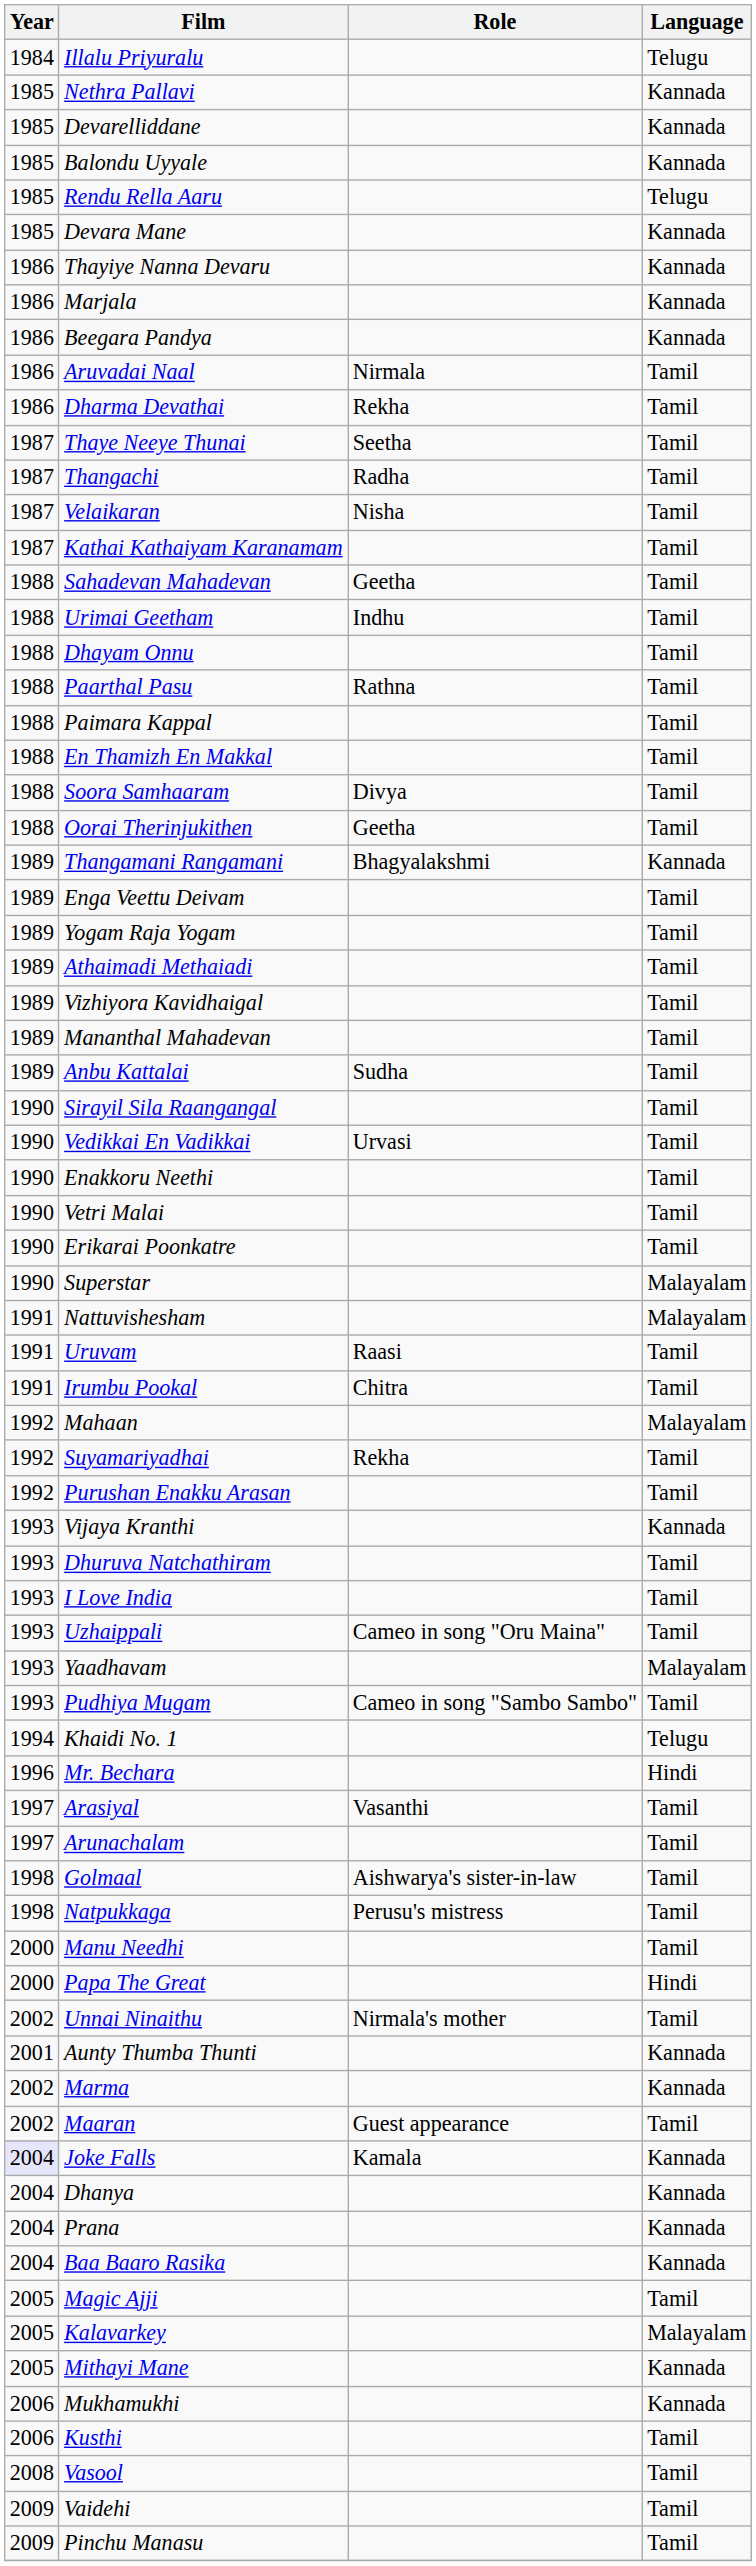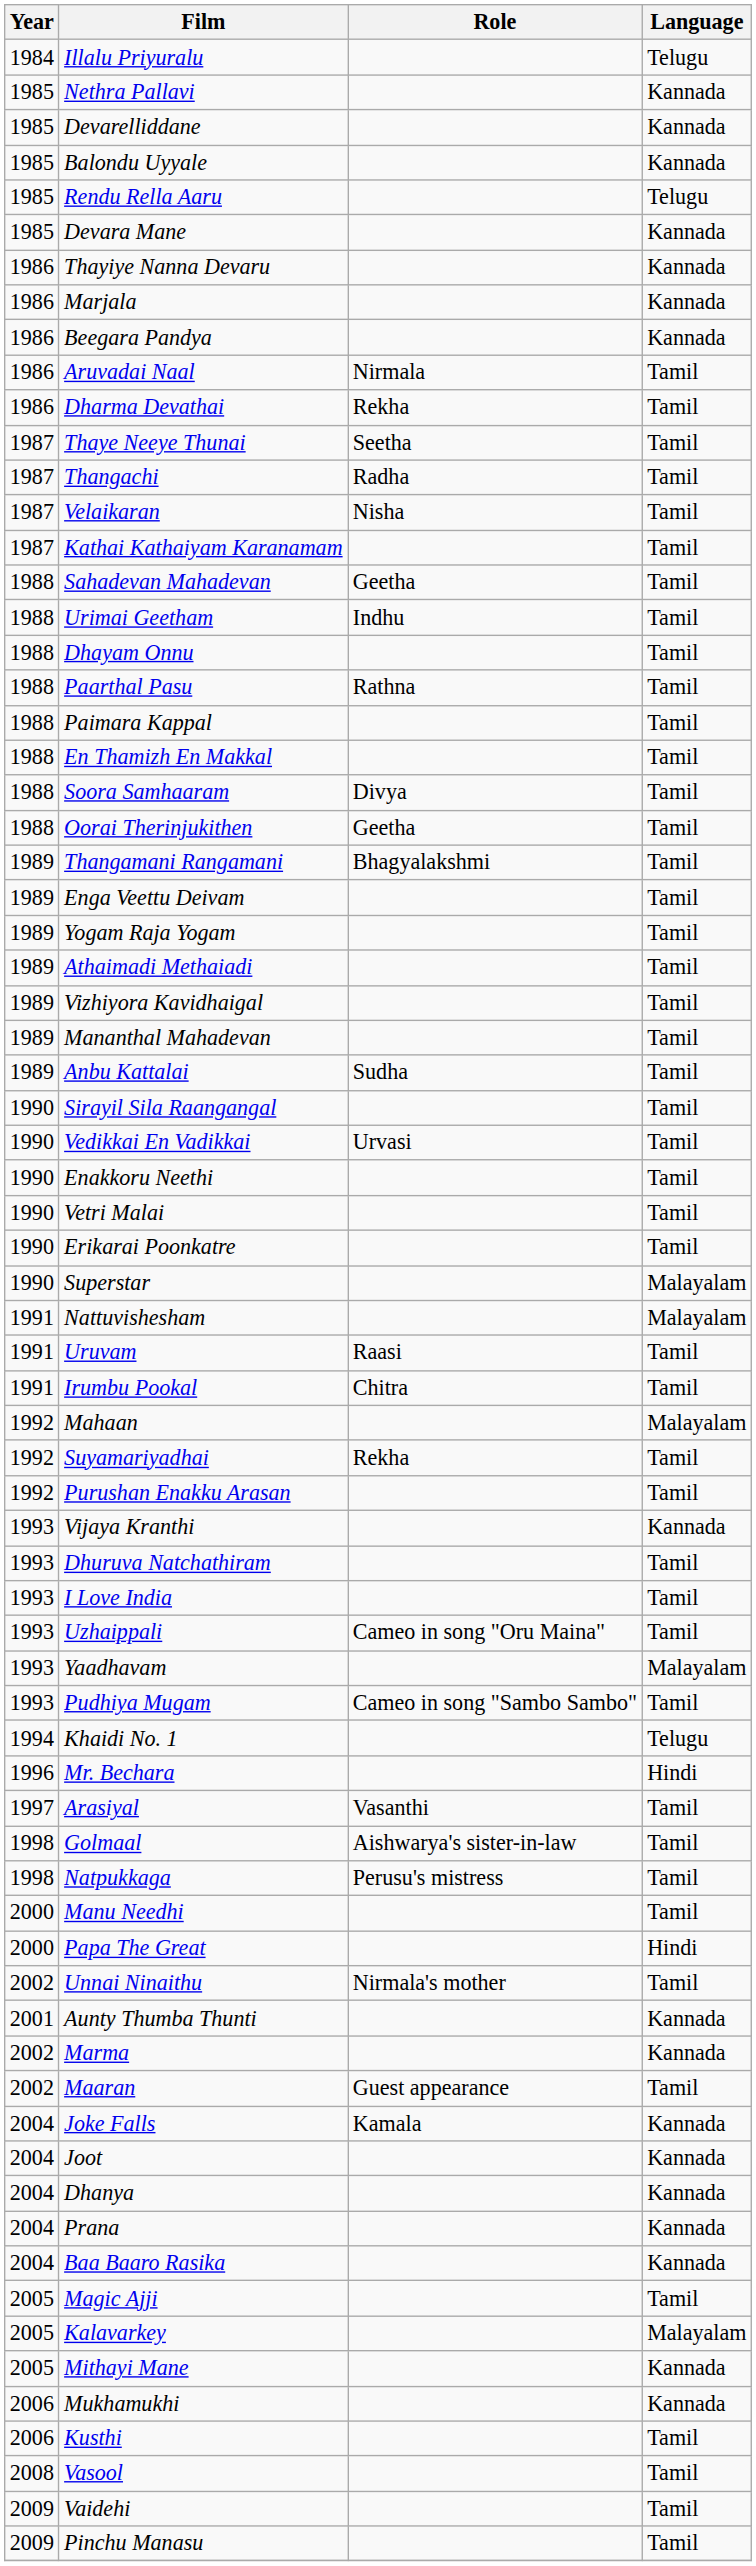(686, 862) Kannada -> (673, 862) Tamil
- row: (124, 1842)
(32, 2158) lavender background -> (32, 2123) no background
+ row: (83, 2158)
